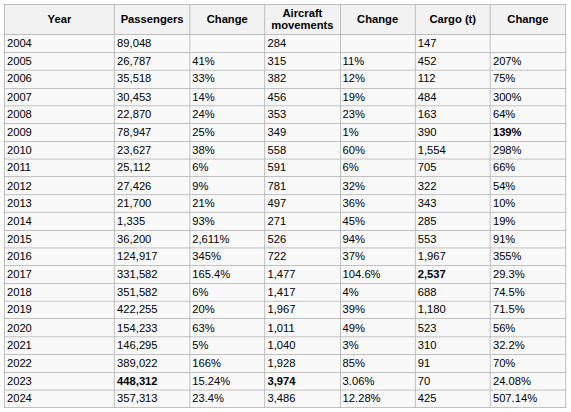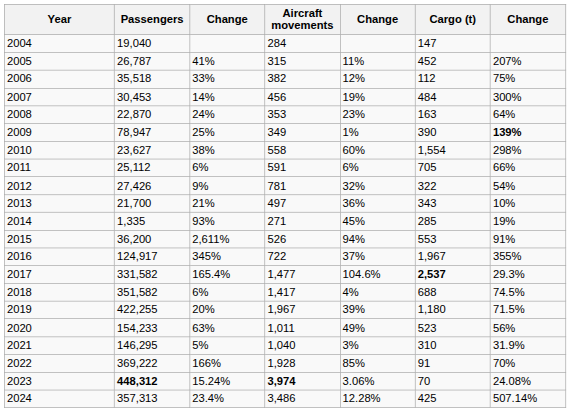(134, 43) 89,048 -> (134, 43) 19,040
(509, 345) 32.2% -> (509, 345) 31.9%
(137, 363) 389,022 -> (137, 363) 369,222
